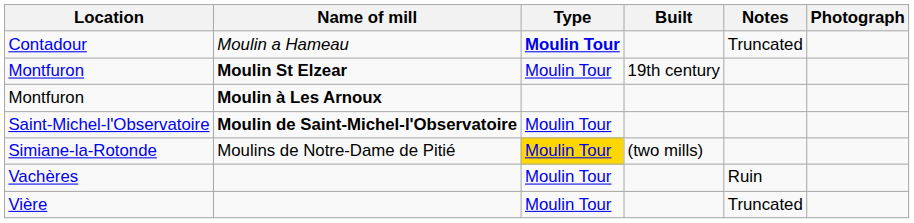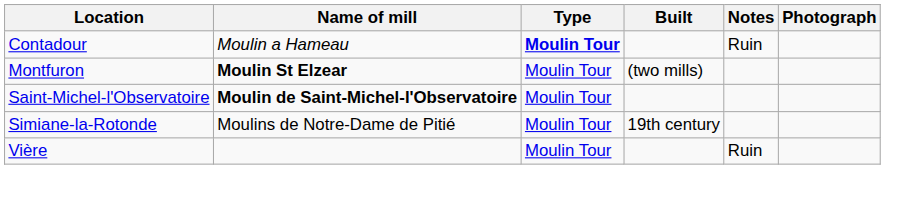(765, 44) Truncated -> (745, 44) Ruin
(674, 71) 19th century -> (665, 71) (two mills)
- row: (46, 97)
(568, 151) gold background -> (568, 124) no background
(665, 151) (two mills) -> (674, 124) 19th century
- row: (43, 177)
(765, 204) Truncated -> (745, 151) Ruin
